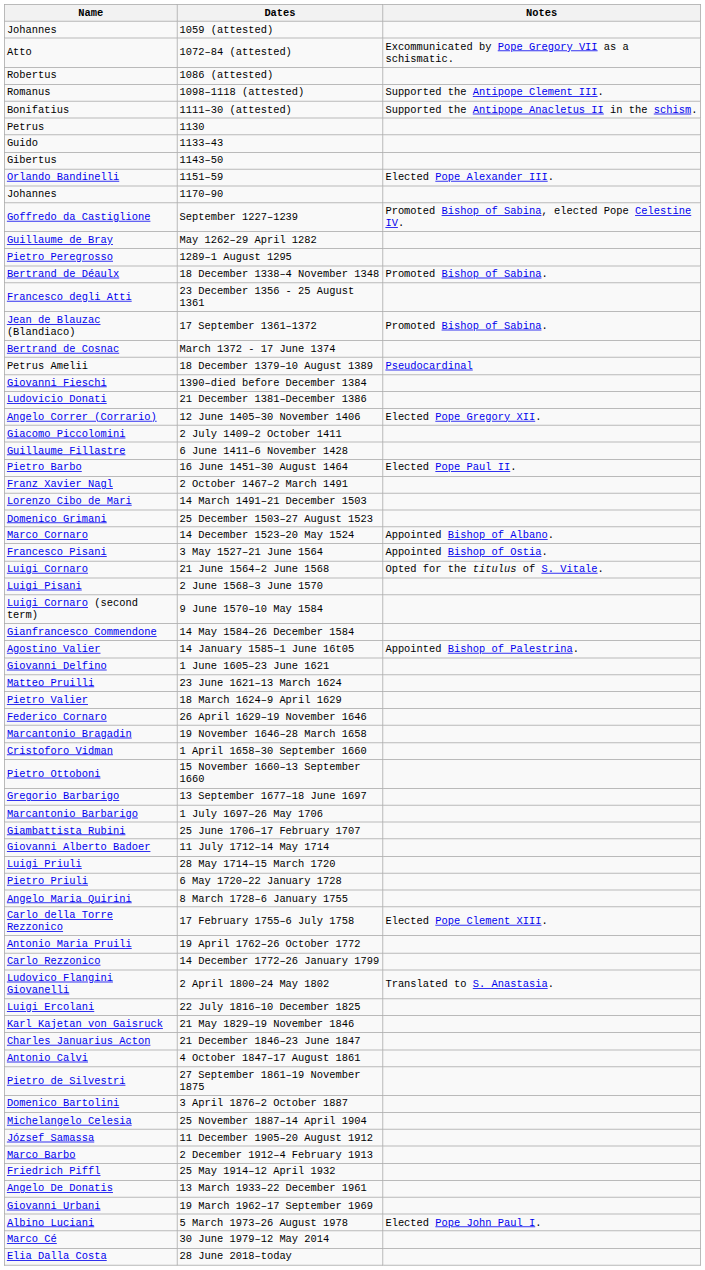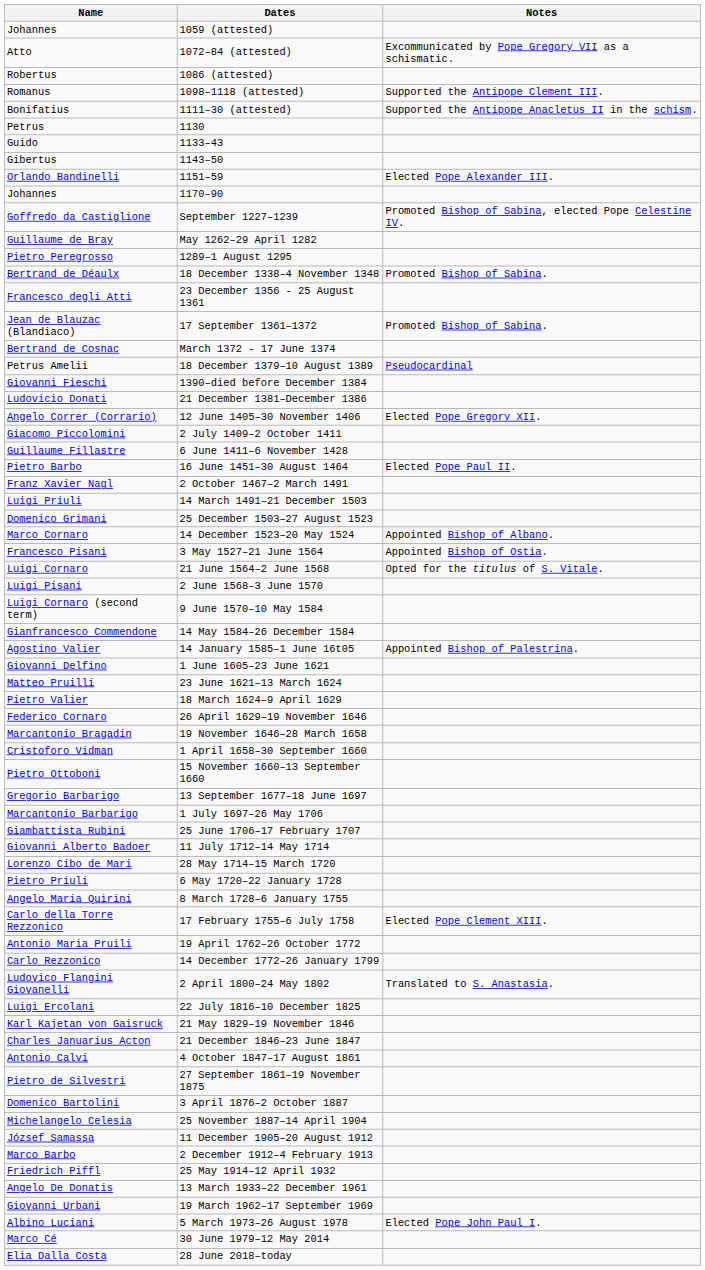(69, 502) Lorenzo Cibo de Mari -> (44, 502) Luigi Priuli
(44, 865) Luigi Priuli -> (69, 865) Lorenzo Cibo de Mari
